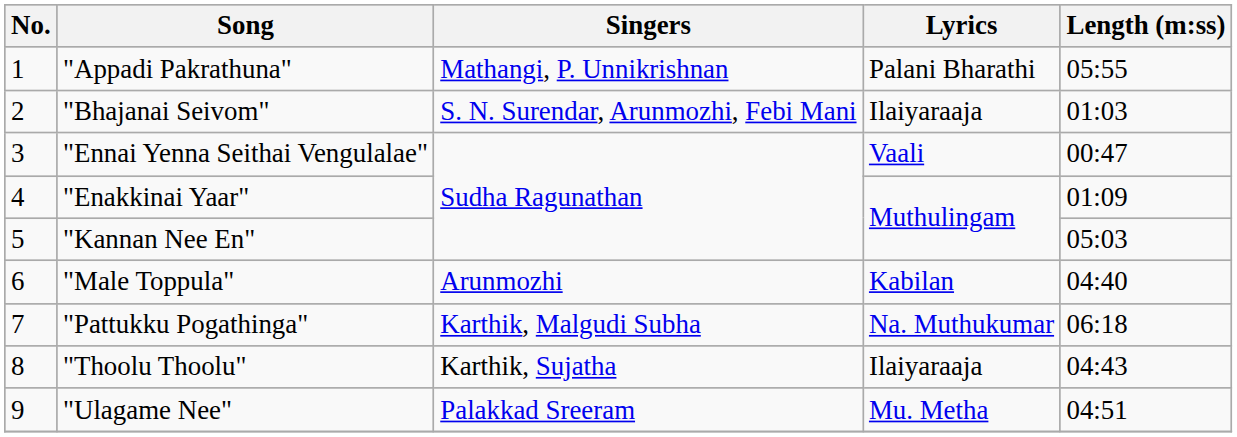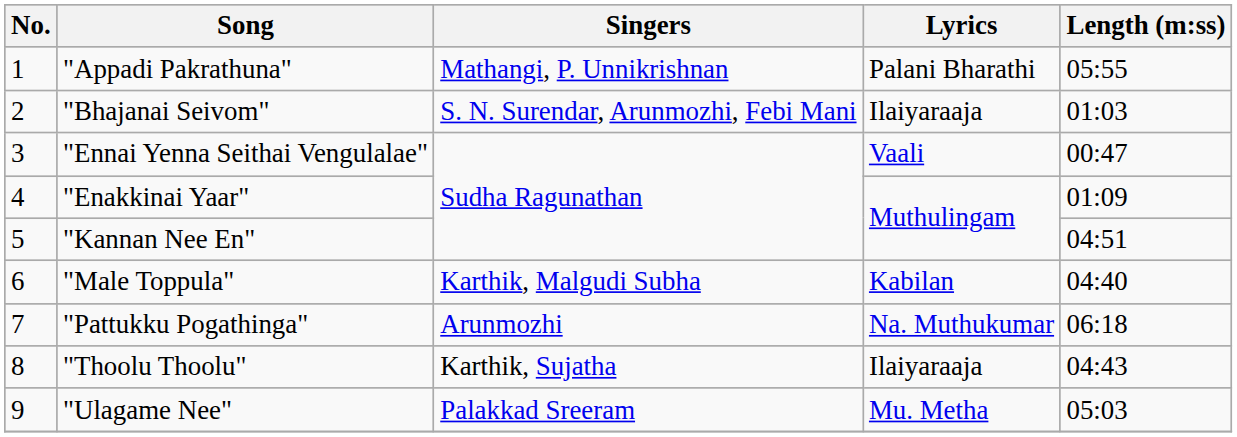(1097, 238) 05:03 -> (1097, 238) 04:51
(501, 281) Arunmozhi -> (571, 281) Karthik, Malgudi Subha
(571, 324) Karthik, Malgudi Subha -> (501, 324) Arunmozhi
(1097, 409) 04:51 -> (1097, 409) 05:03
